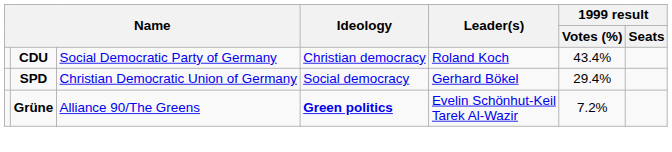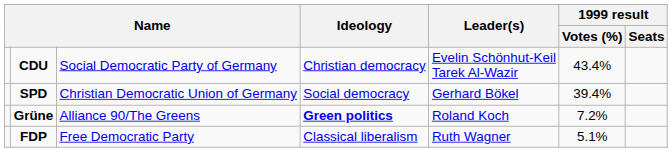(470, 57) Roland Koch -> (494, 65) Evelin Schönhut-Keil Tarek Al-Wazir
(592, 79) 29.4% -> (592, 94) 39.4%
(494, 107) Evelin Schönhut-Keil Tarek Al-Wazir -> (470, 115) Roland Koch
+ row: (34, 136)
